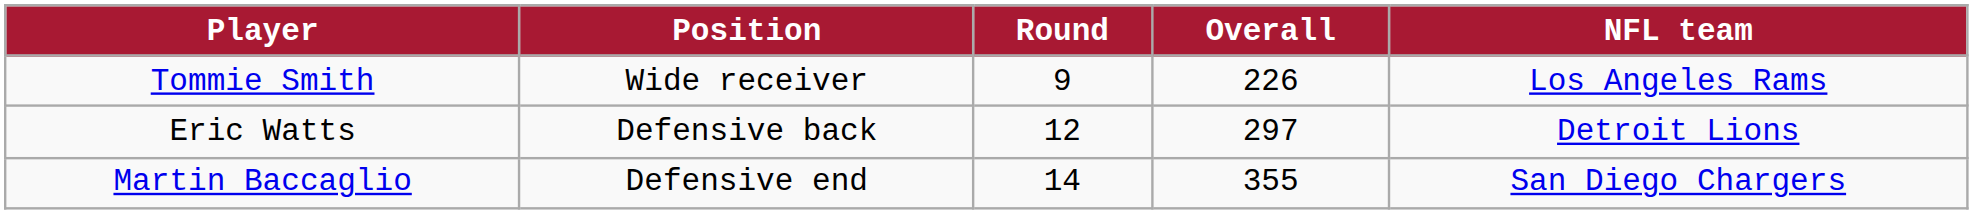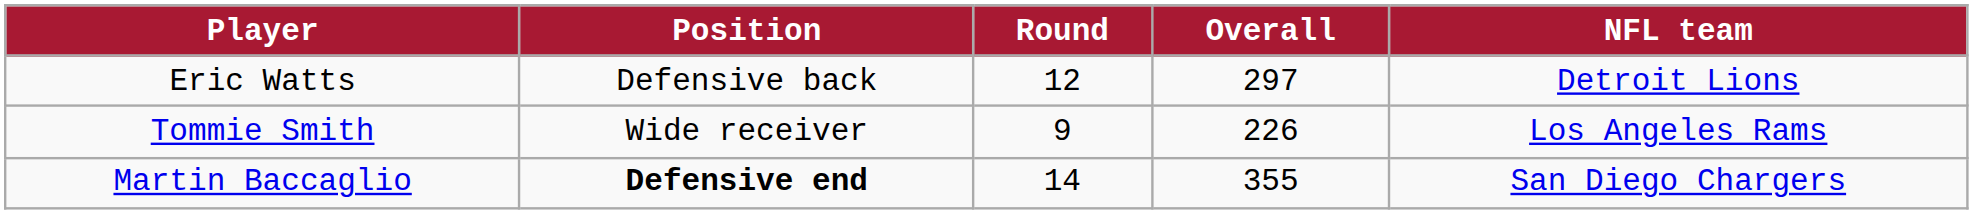rows swapped: (263, 81) <-> (263, 132)
(747, 182) normal -> (747, 182) bold
